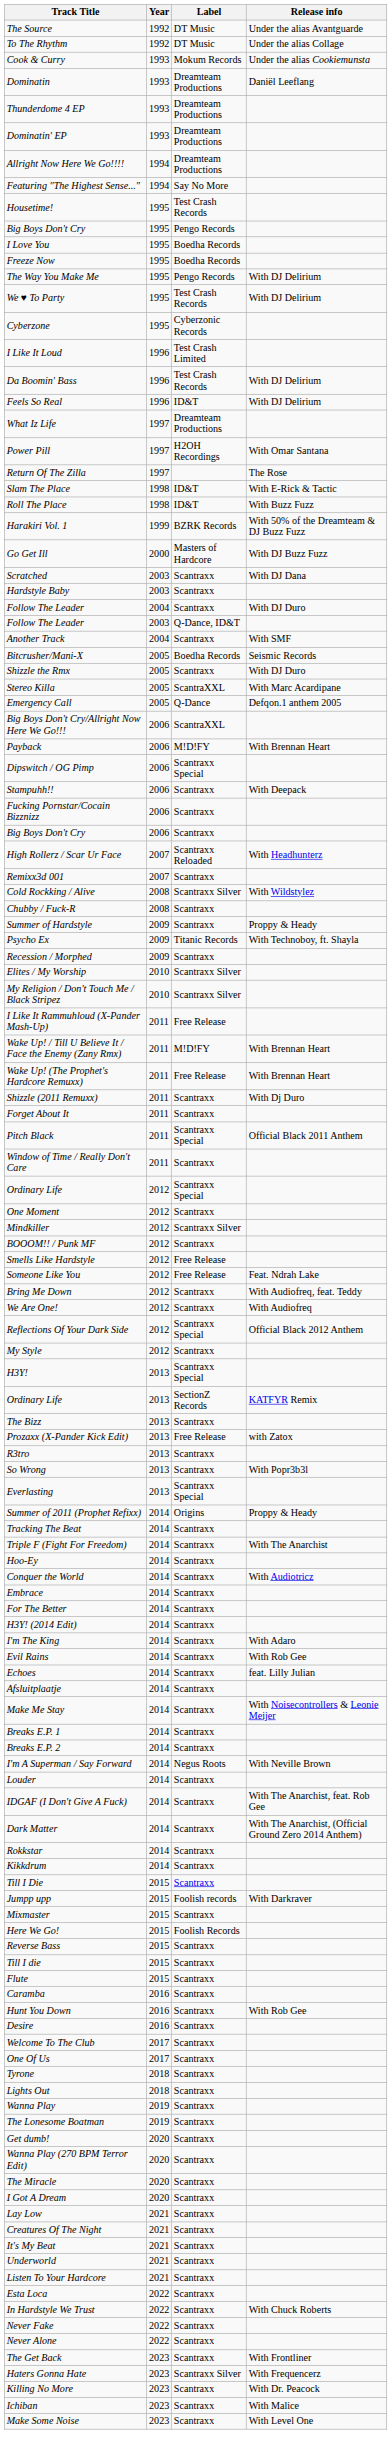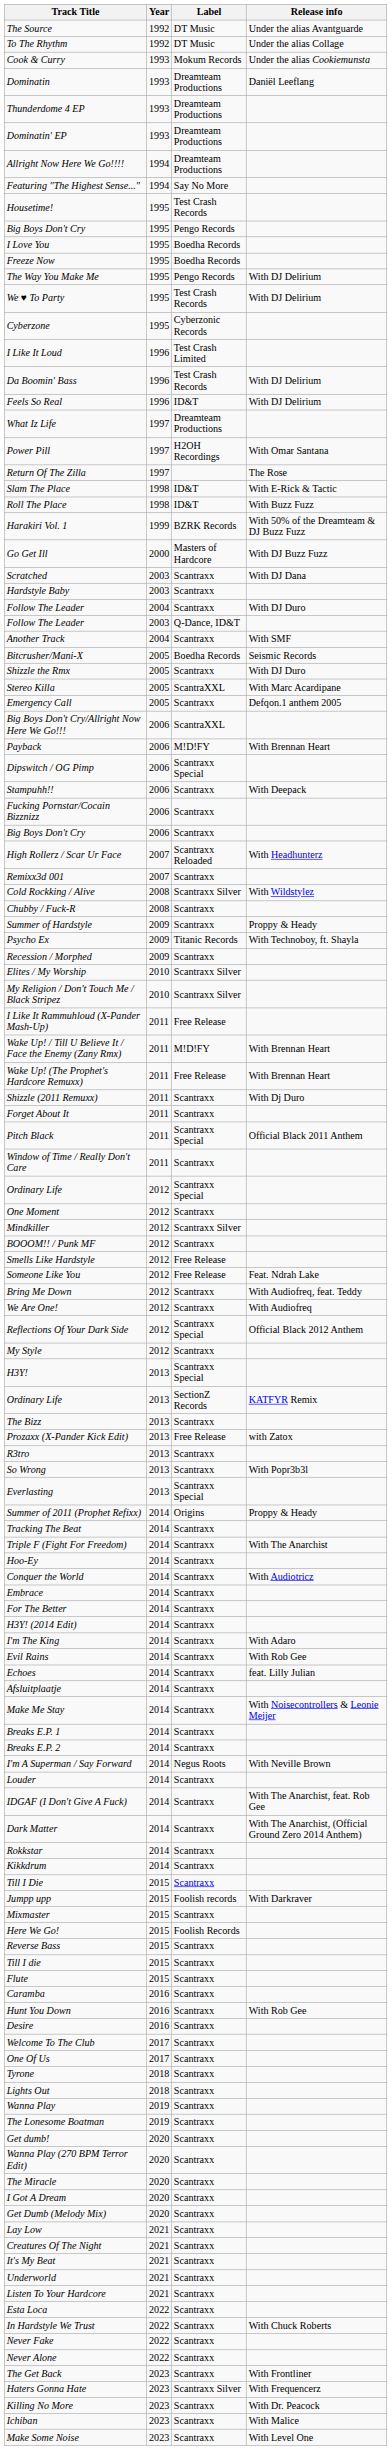(192, 703) Q-Dance -> (194, 703) Scantraxx
+ row: (56, 2213)
